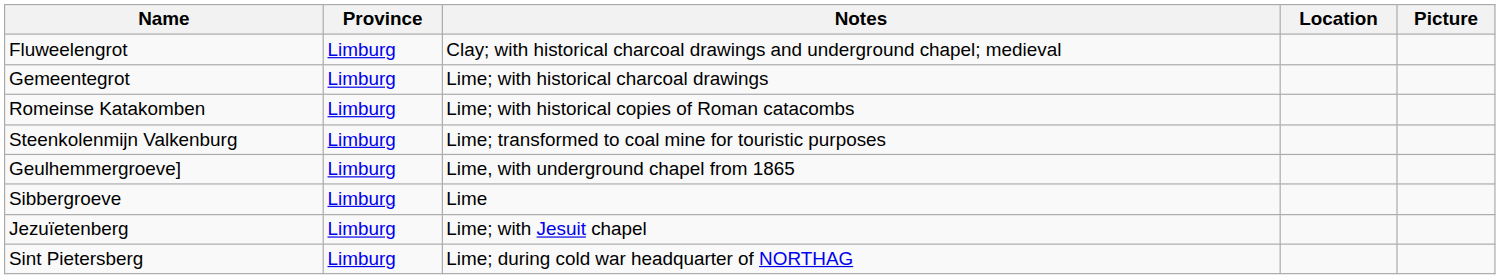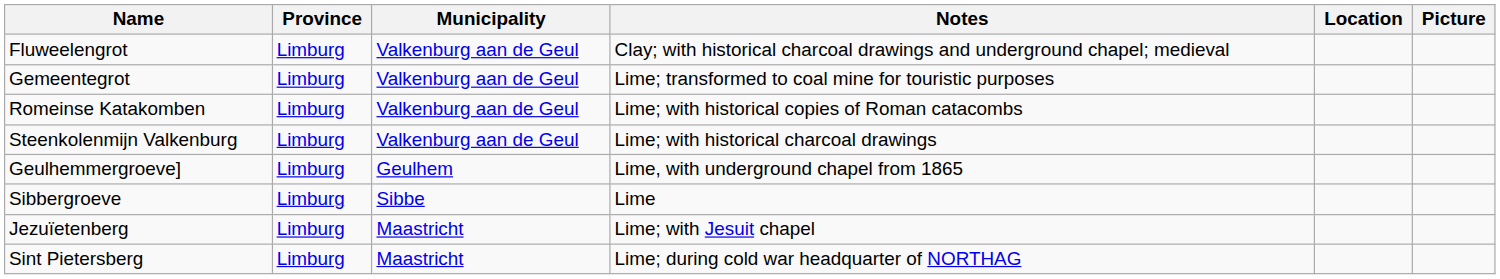+ column: (491, 19)
(607, 79) Lime; with historical charcoal drawings -> (834, 79) Lime; transformed to coal mine for touristic purposes
(666, 139) Lime; transformed to coal mine for touristic purposes -> (776, 139) Lime; with historical charcoal drawings
